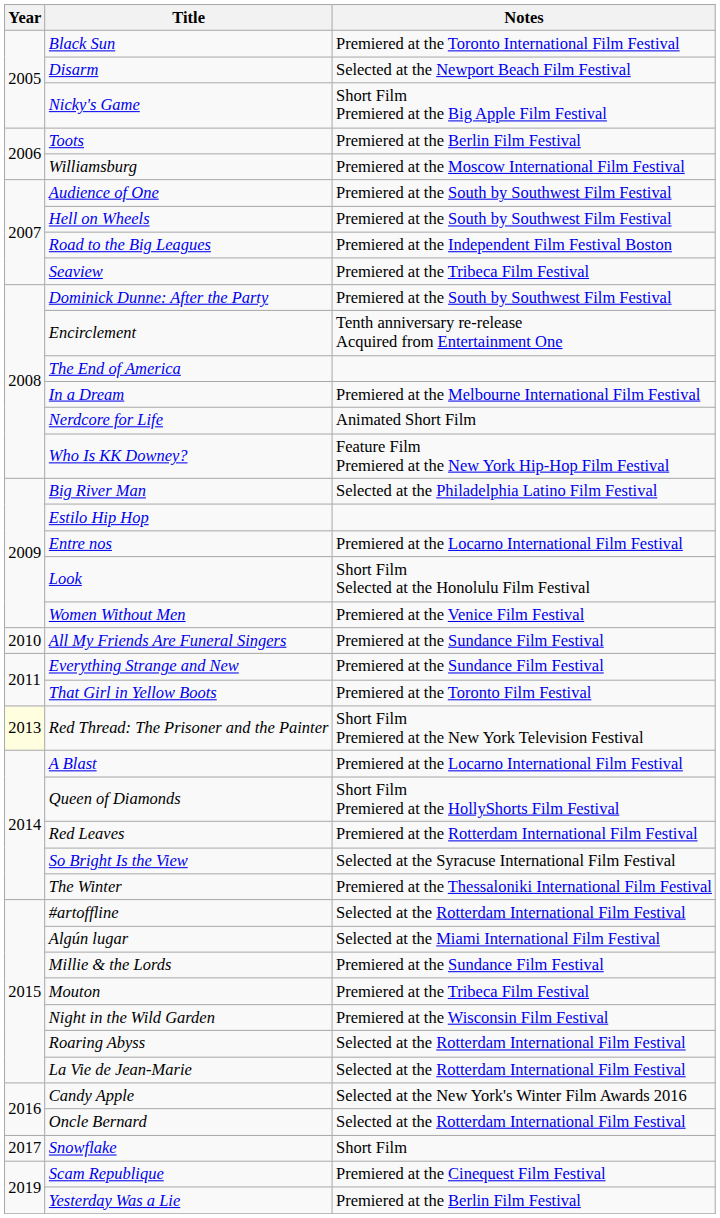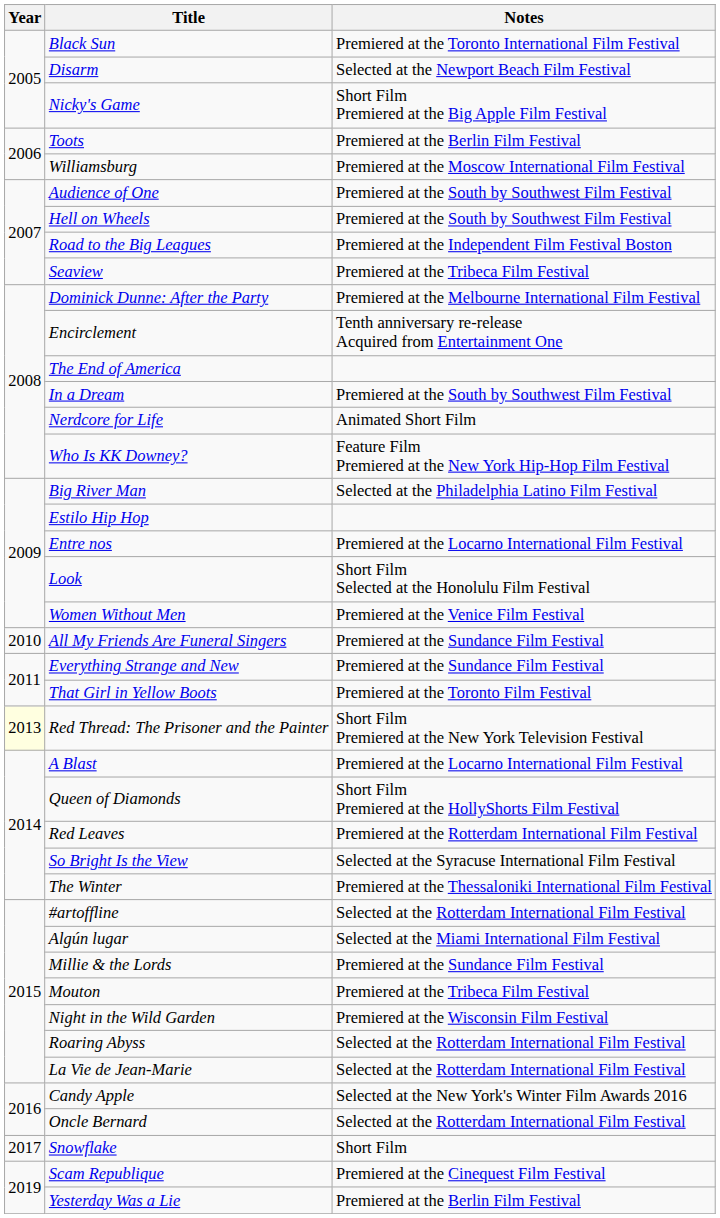(504, 297) Premiered at the South by Southwest Film Festival -> (518, 297) Premiered at the Melbourne International Film Festival
(518, 394) Premiered at the Melbourne International Film Festival -> (504, 394) Premiered at the South by Southwest Film Festival
